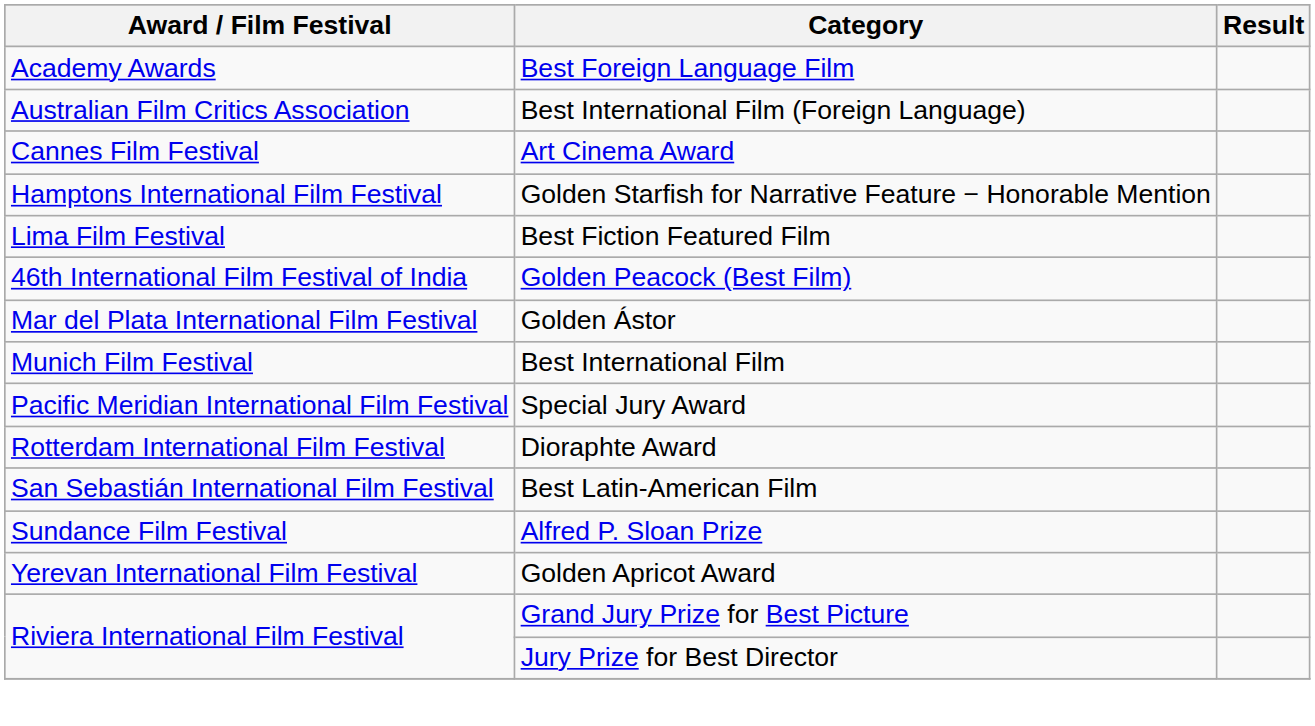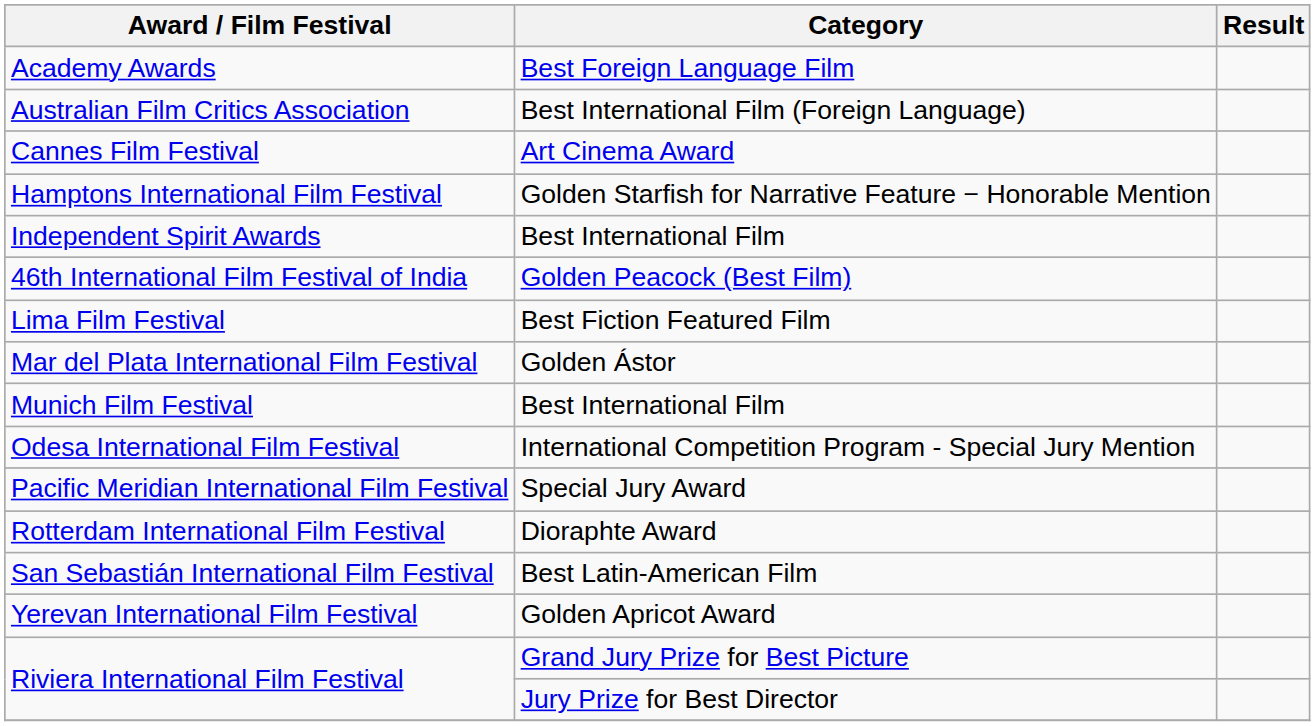+ row: (166, 236)
rows swapped: (239, 278) <-> (118, 236)
+ row: (205, 446)
- row: (149, 531)
